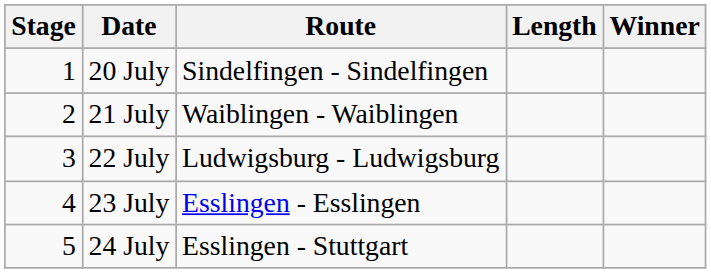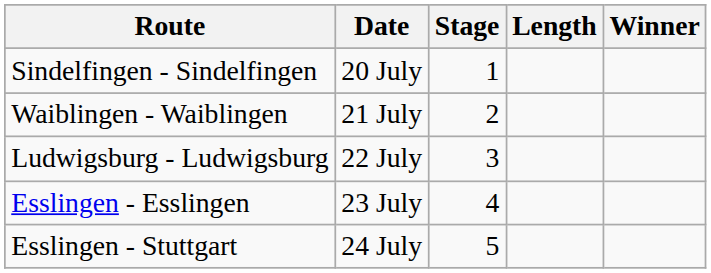columns swapped: (44, 26) <-> (341, 26)
